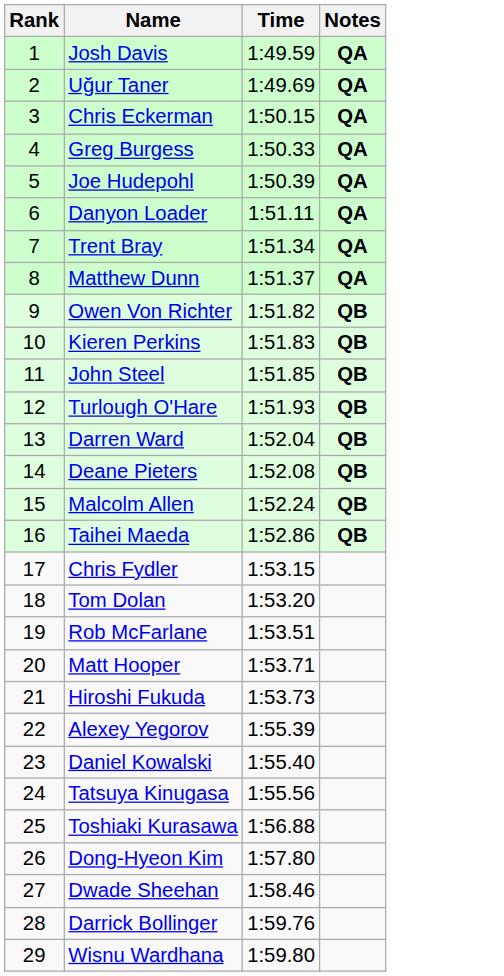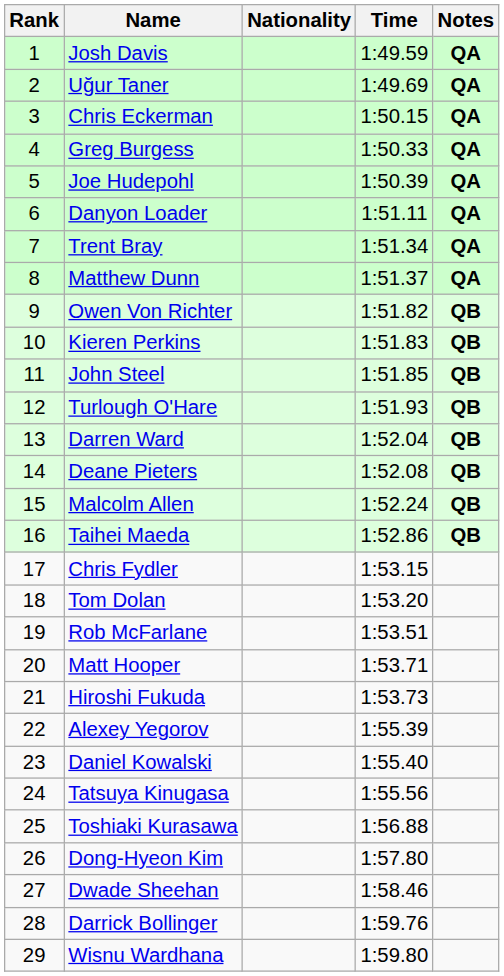+ column: (299, 20)
